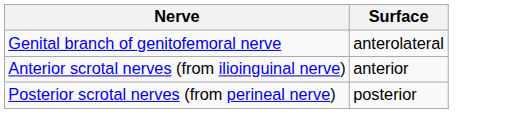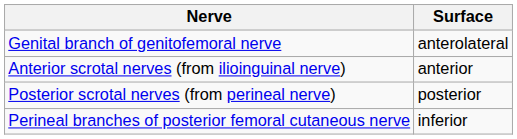+ row: (209, 120)
